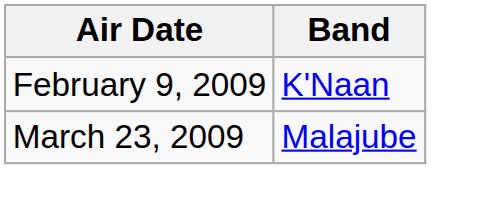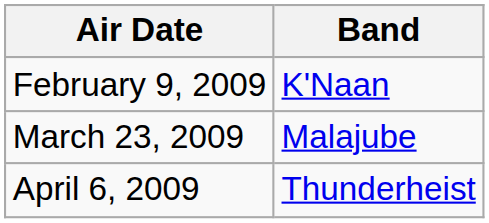+ row: (106, 189)
